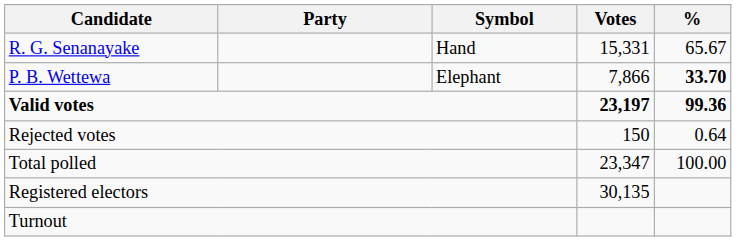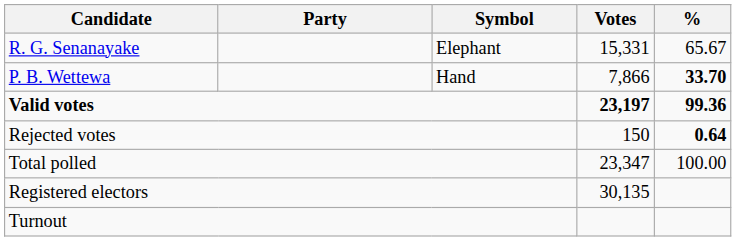(456, 47) Hand -> (468, 47) Elephant
(468, 76) Elephant -> (456, 76) Hand
(710, 134) normal -> (710, 134) bold
